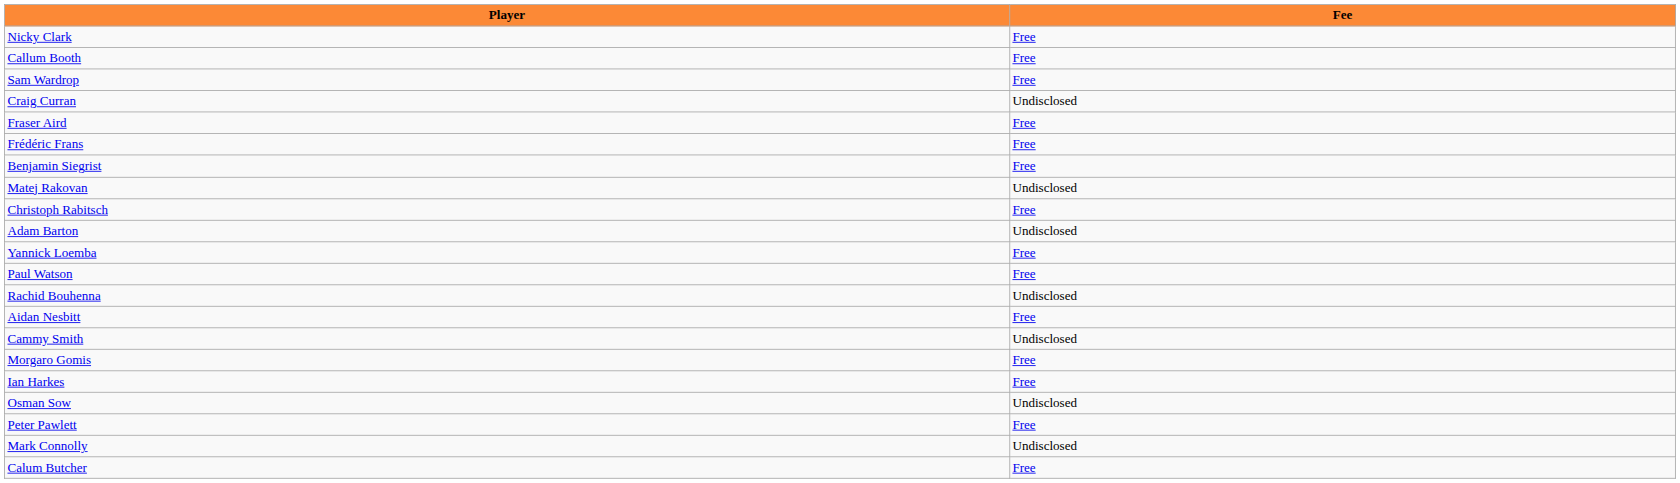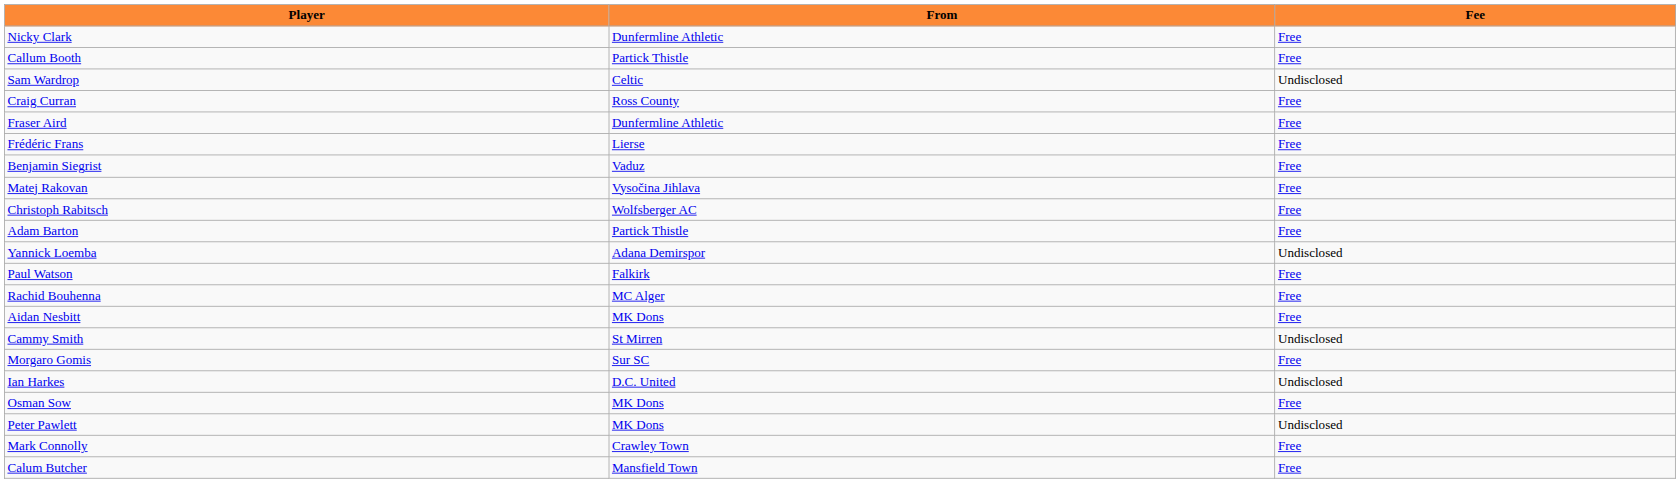+ column: (942, 15)
(1024, 80) Free -> (1310, 80) Undisclosed
(1045, 101) Undisclosed -> (1290, 101) Free
(1045, 187) Undisclosed -> (1290, 187) Free
(1045, 231) Undisclosed -> (1290, 231) Free
(1024, 252) Free -> (1310, 252) Undisclosed
(1045, 295) Undisclosed -> (1290, 295) Free
(1024, 381) Free -> (1310, 381) Undisclosed
(1045, 403) Undisclosed -> (1290, 403) Free
(1024, 424) Free -> (1310, 424) Undisclosed
(1045, 446) Undisclosed -> (1290, 446) Free
